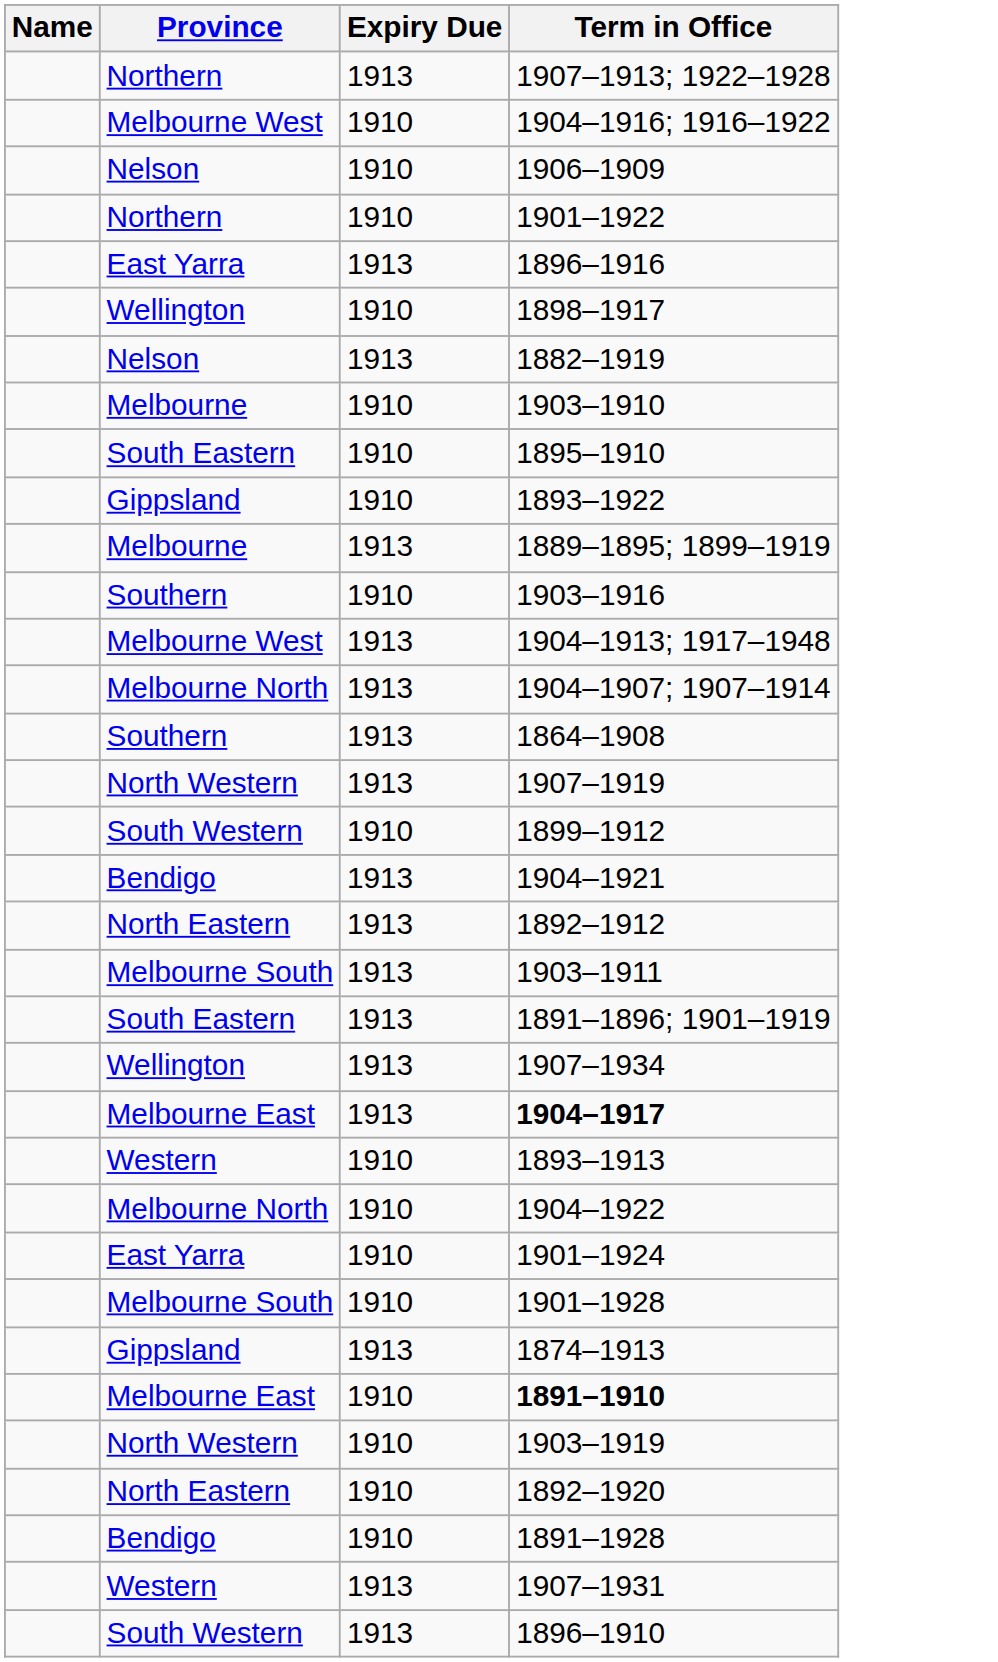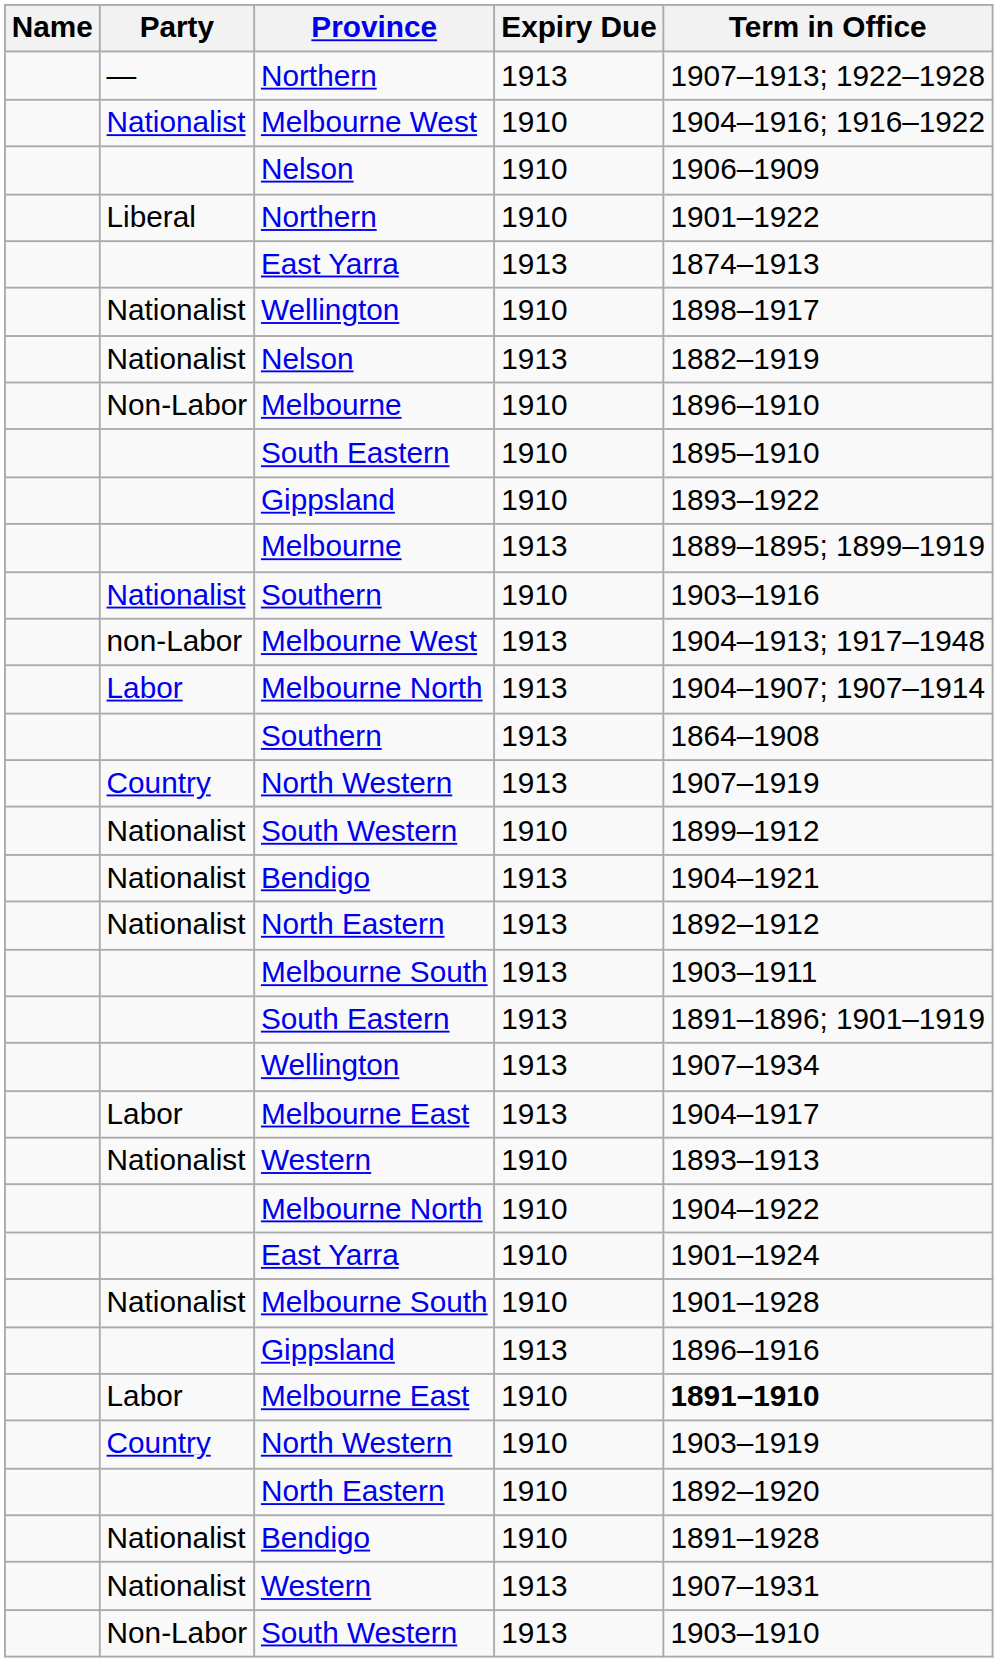+ column: (177, 28)
(591, 264) 1896–1916 -> (745, 264) 1874–1913
(591, 405) 1903–1910 -> (745, 405) 1896–1910
(591, 1113) bold -> (745, 1113) normal
(591, 1349) 1874–1913 -> (745, 1349) 1896–1916
(591, 1632) 1896–1910 -> (745, 1632) 1903–1910
